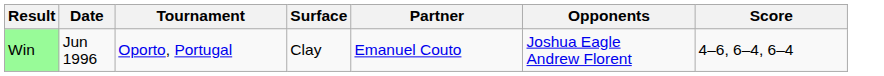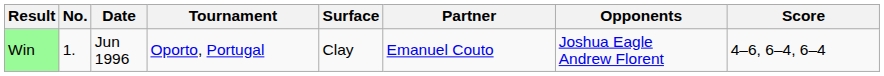+ column: (75, 16)
